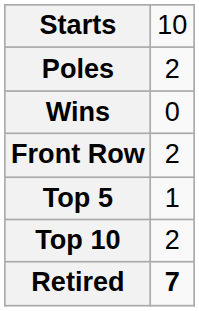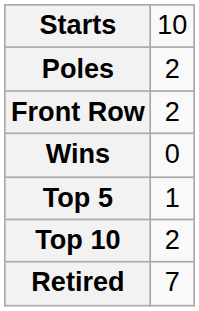rows swapped: (78, 154) <-> (78, 111)
(172, 283) bold -> (172, 283) normal
